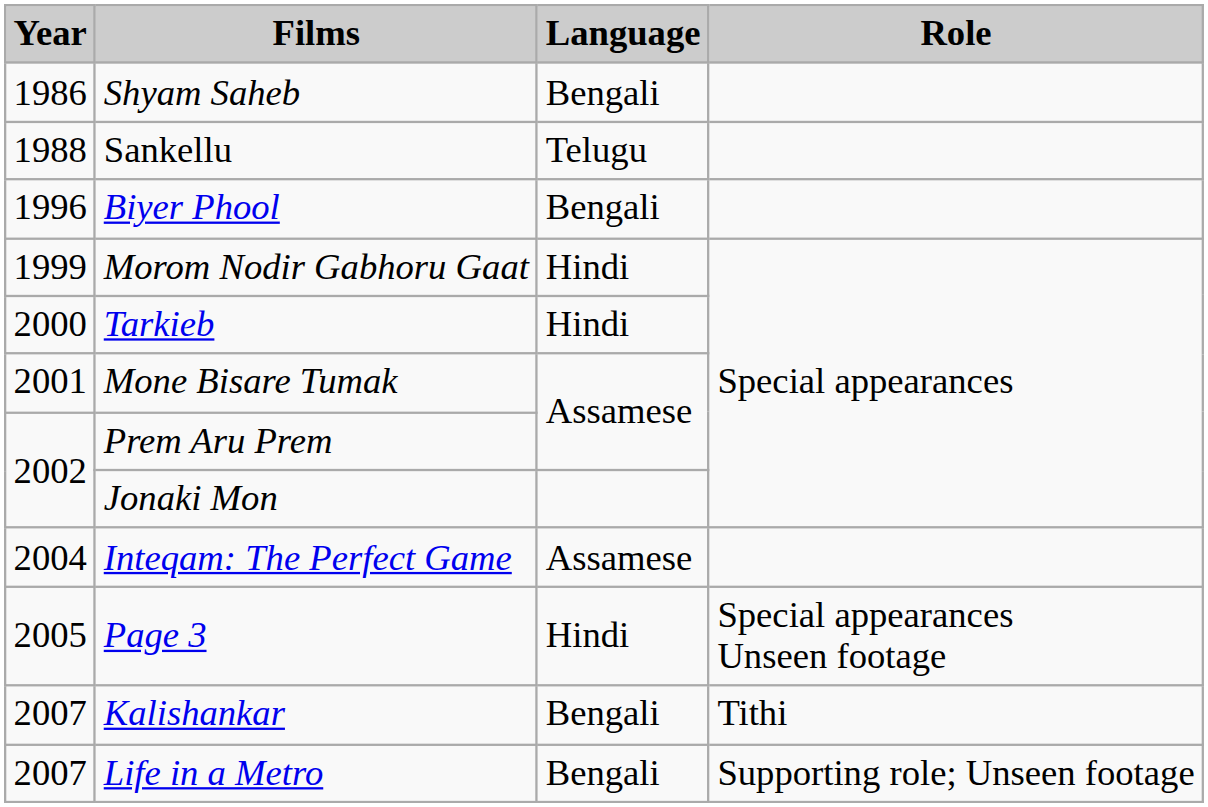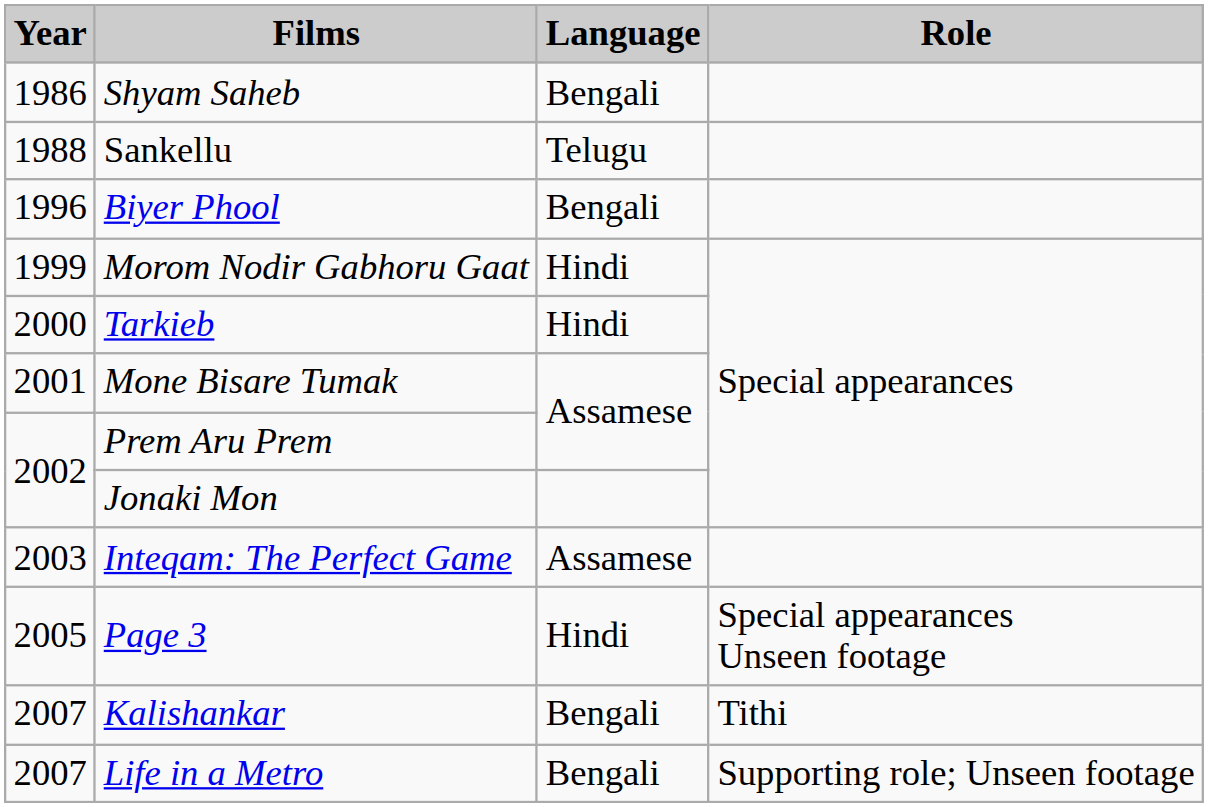(50, 556) 2004 -> (50, 556) 2003
